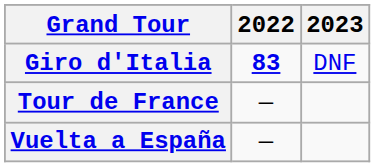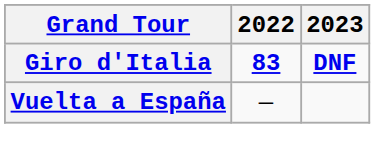(335, 63) normal -> (335, 63) bold
- row: (118, 102)
